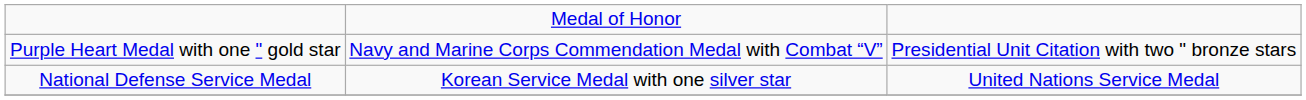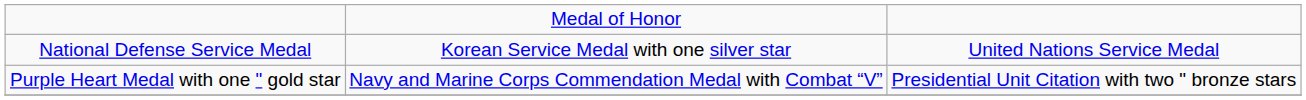rows swapped: (175, 49) <-> (175, 79)
